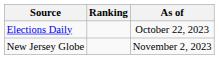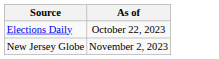- column: (108, 12)
